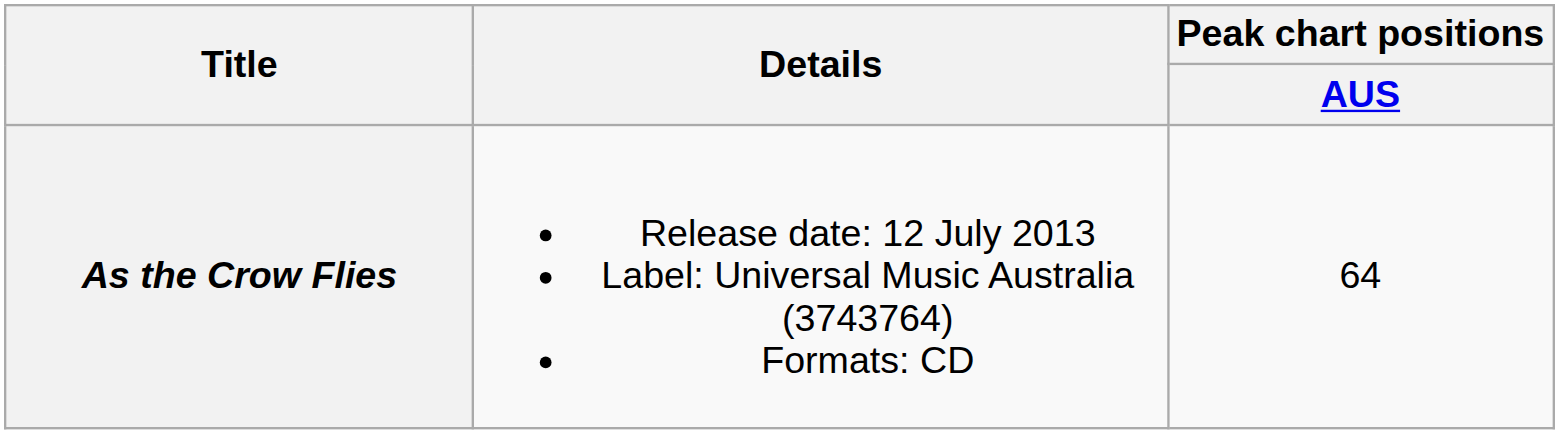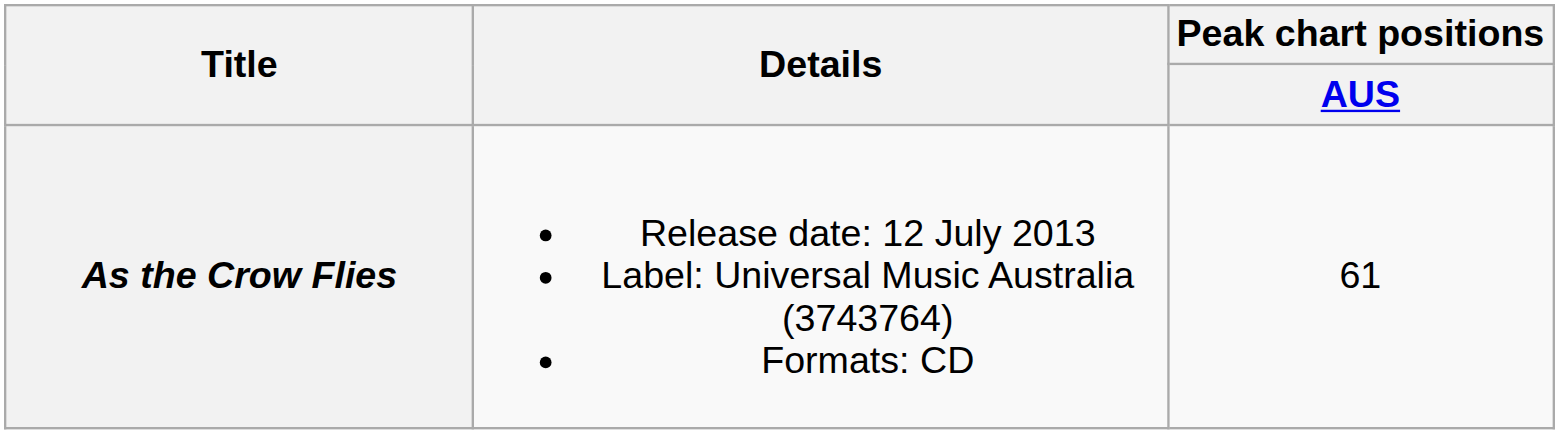(1360, 275) 64 -> (1360, 275) 61
